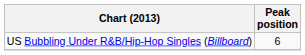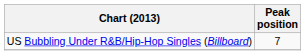(278, 41) 6 -> (278, 41) 7
